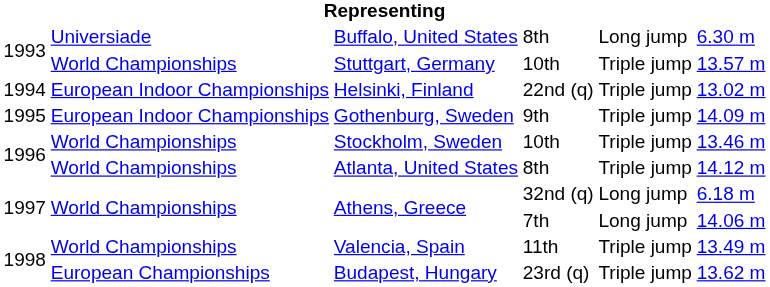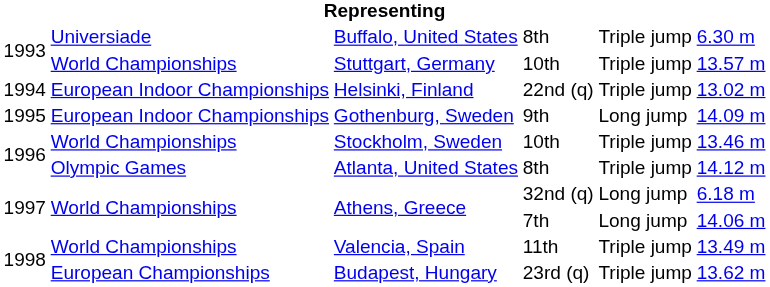(643, 37) Long jump -> (645, 37) Triple jump
(645, 115) Triple jump -> (643, 115) Long jump
(144, 168) World Championships -> (118, 168) Olympic Games
